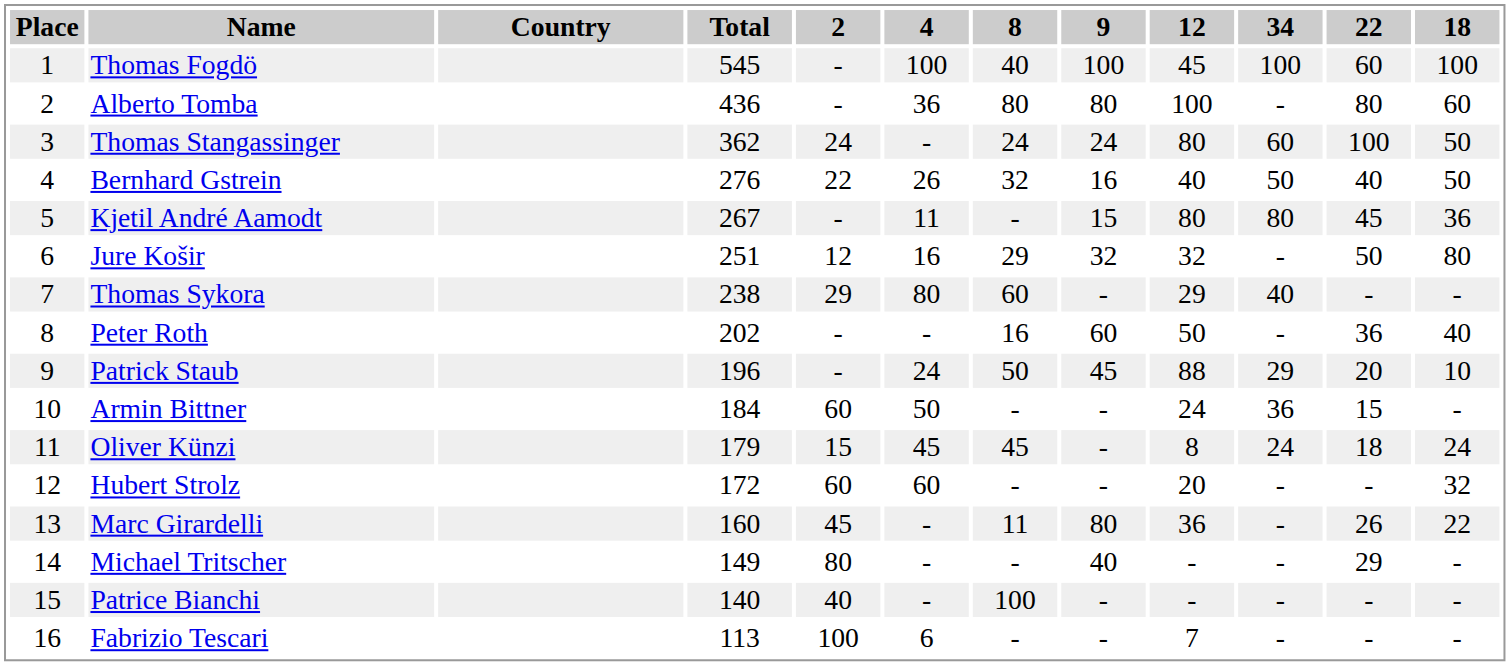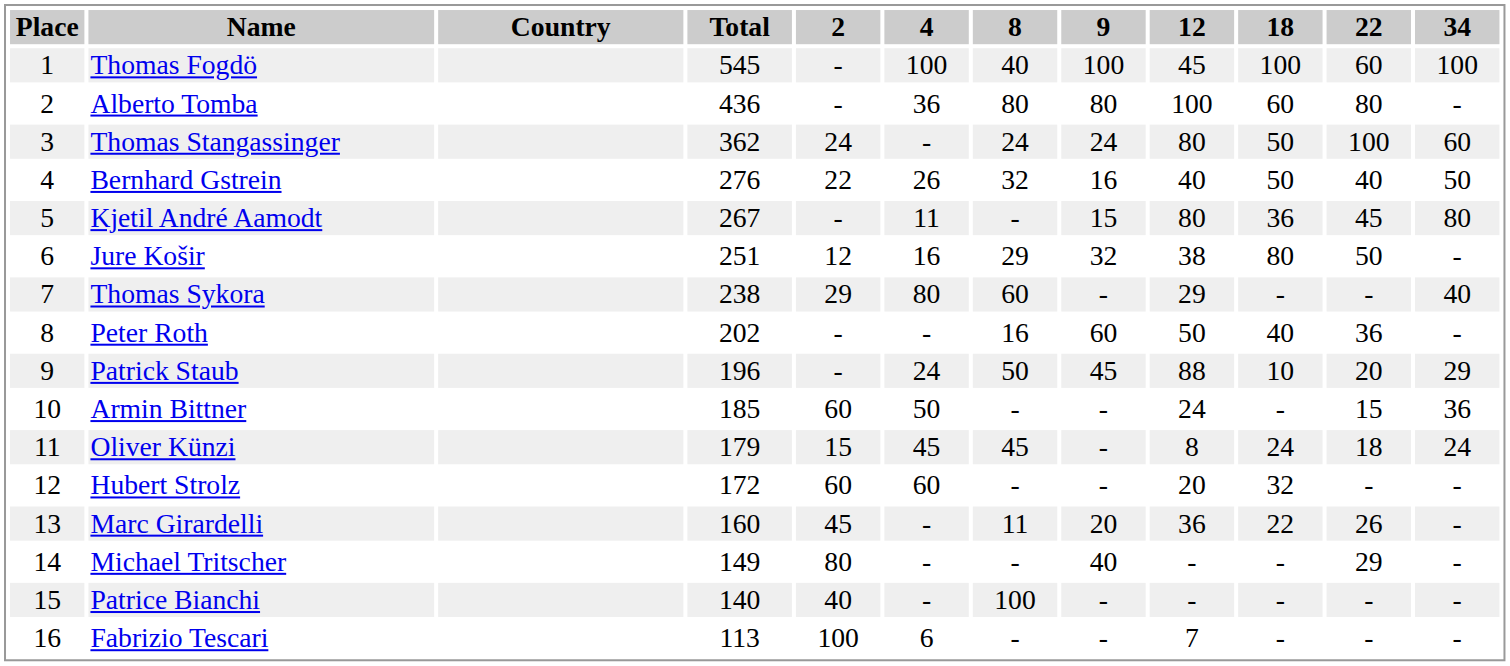columns swapped: (1457, 27) <-> (1280, 27)
(1192, 256) 32 -> (1192, 256) 38
(740, 409) 184 -> (740, 409) 185
(1103, 524) 80 -> (1103, 524) 20
